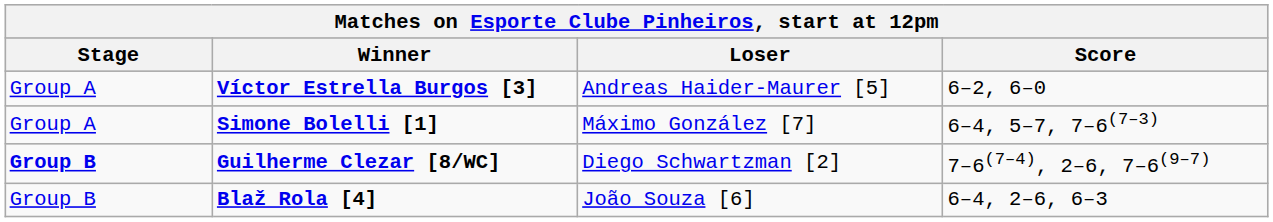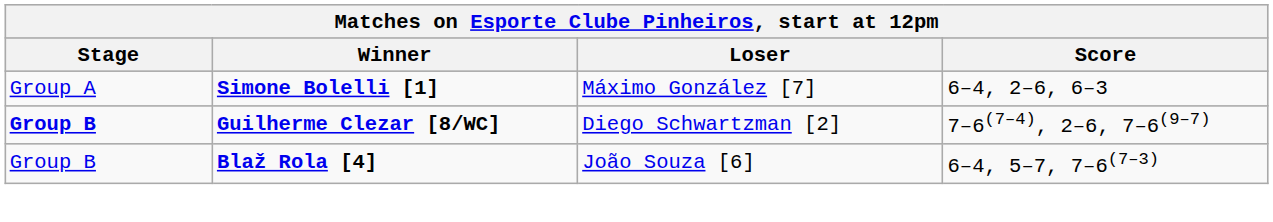- row: (377, 88)
(1053, 125) 6–4, 5–7, 7–6(7–3) -> (1028, 88) 6–4, 2–6, 6–3
(1028, 199) 6–4, 2–6, 6–3 -> (1053, 163) 6–4, 5–7, 7–6(7–3)
